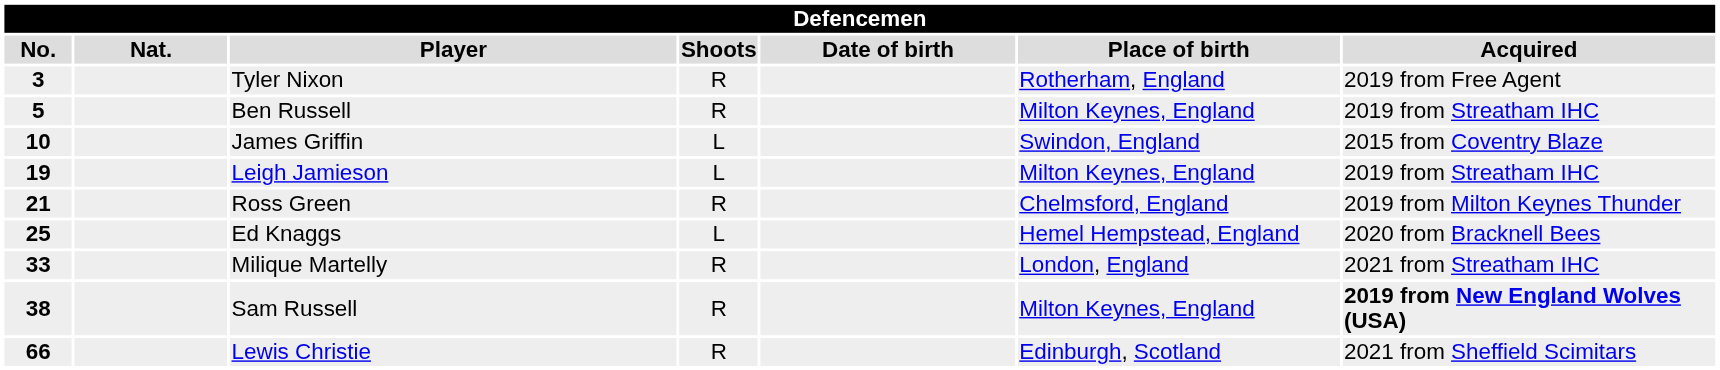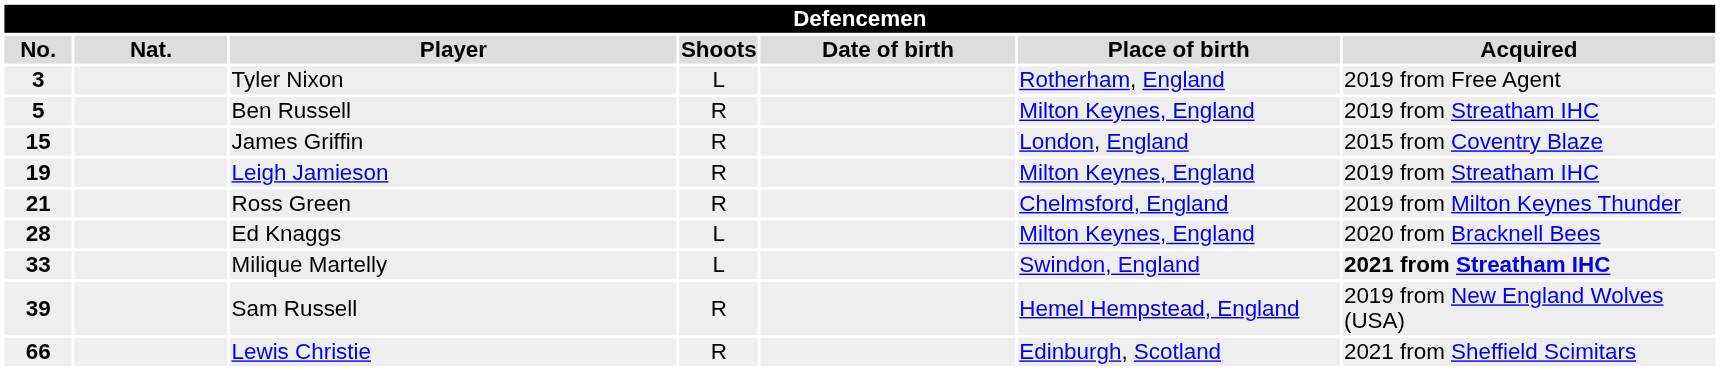(719, 80) R -> (719, 80) L
(38, 141) 10 -> (38, 141) 15
(719, 141) L -> (719, 141) R
(1110, 141) Swindon, England -> (1104, 141) London, England
(719, 172) L -> (719, 172) R
(38, 234) 25 -> (38, 234) 28
(1159, 234) Hemel Hempstead, England -> (1137, 234) Milton Keynes, England
(719, 264) R -> (719, 264) L
(1104, 264) London, England -> (1110, 264) Swindon, England
(1472, 264) normal -> (1477, 264) bold
(38, 308) 38 -> (38, 308) 39
(1137, 308) Milton Keynes, England -> (1159, 308) Hemel Hempstead, England
(1512, 308) bold -> (1504, 308) normal
